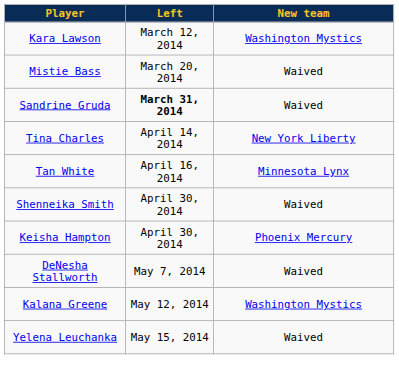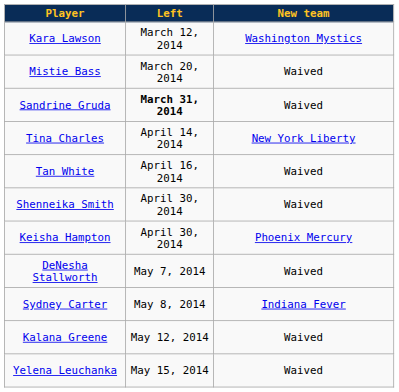(304, 171) Minnesota Lynx -> (304, 171) Waived
+ row: (65, 304)
(304, 304) Washington Mystics -> (304, 337) Waived
